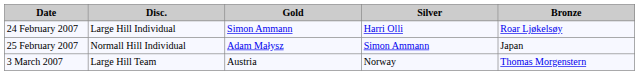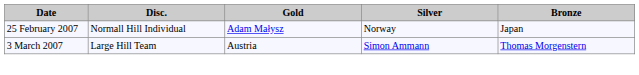- row: (42, 29)
(396, 45) Simon Ammann -> (380, 29) Norway
(380, 62) Norway -> (396, 45) Simon Ammann
